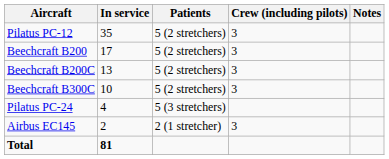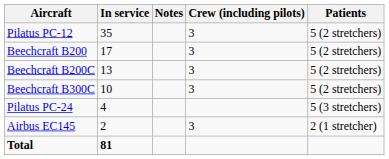columns swapped: (190, 13) <-> (367, 13)
